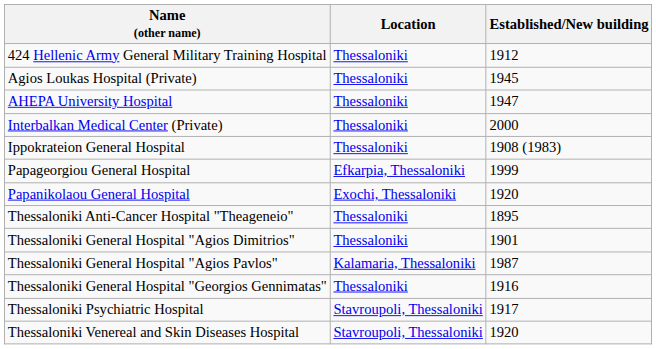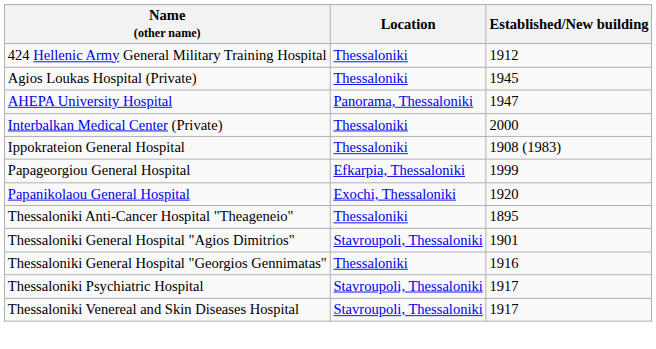(371, 101) Thessaloniki -> (403, 101) Panorama, Thessaloniki
(371, 240) Thessaloniki -> (408, 240) Stavroupoli, Thessaloniki
- row: (143, 263)
(504, 332) 1920 -> (504, 309) 1917
